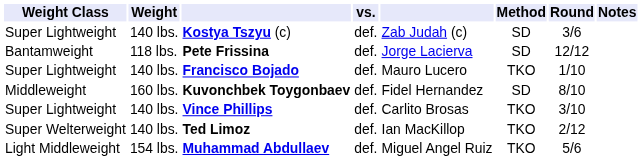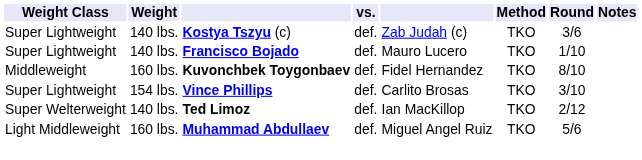(521, 32) SD -> (521, 32) TKO
- row: (226, 51)
(521, 90) SD -> (521, 71) TKO
(154, 110) 140 lbs. -> (154, 90) 154 lbs.
(154, 148) 154 lbs. -> (154, 129) 160 lbs.
